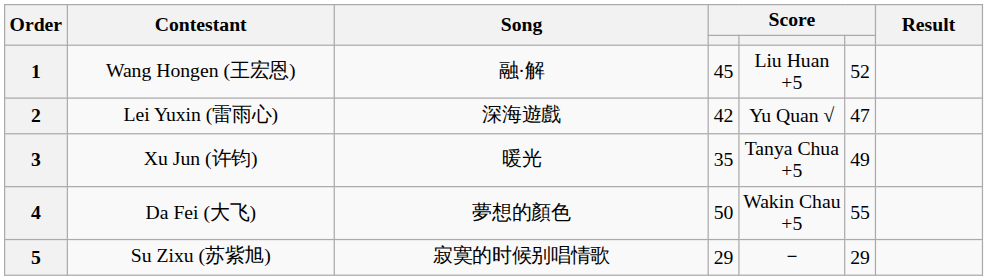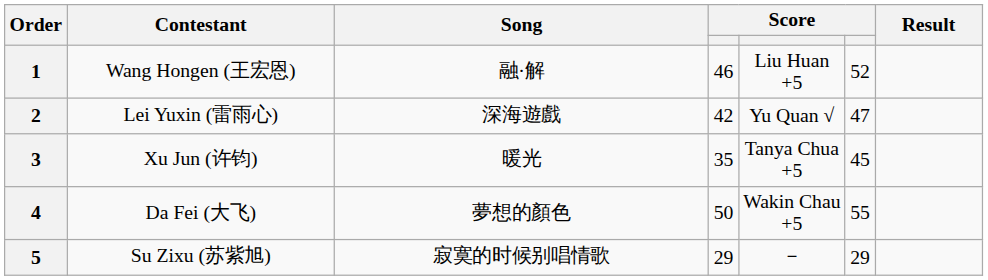(724, 71) 45 -> (724, 71) 46
(860, 159) 49 -> (860, 159) 45
